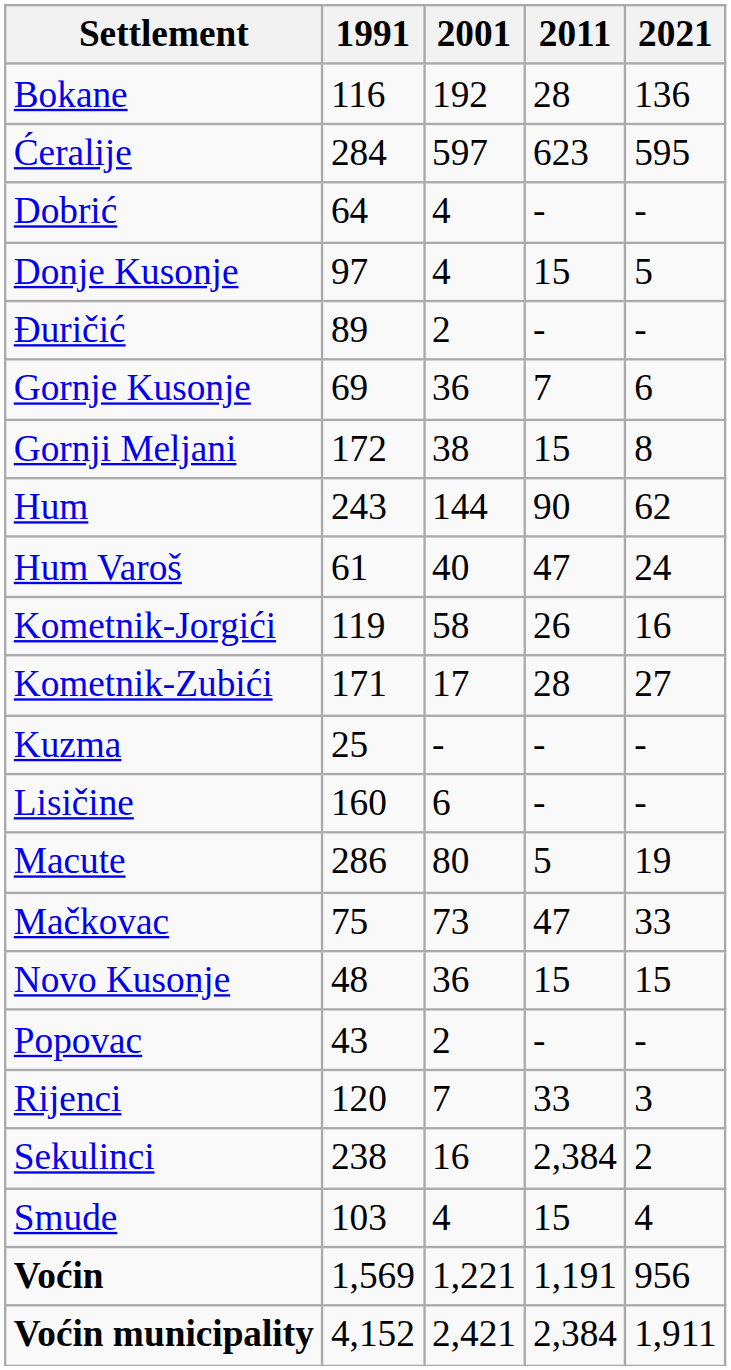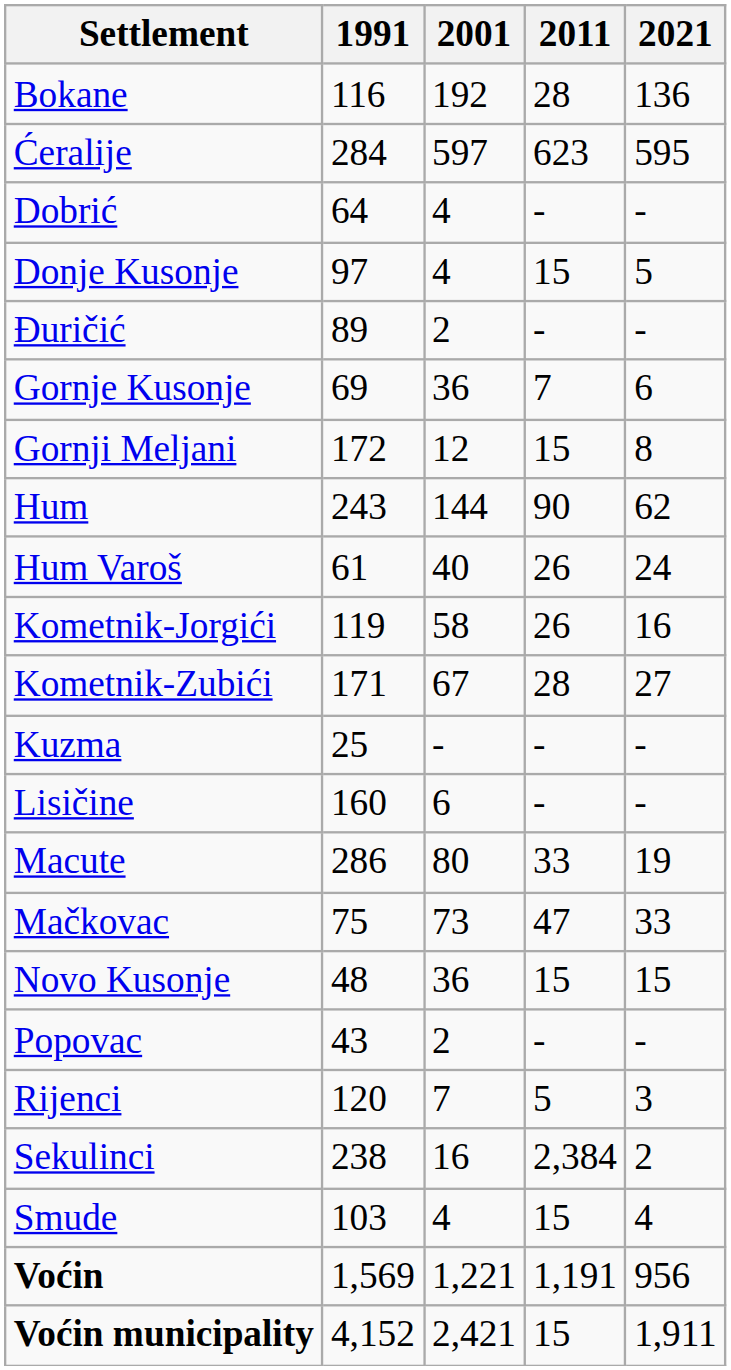(451, 447) 38 -> (451, 447) 12
(552, 566) 47 -> (552, 566) 26
(451, 684) 17 -> (451, 684) 67
(542, 861) 5 -> (552, 861) 33
(552, 1098) 33 -> (542, 1098) 5
(575, 1334) 2,384 -> (552, 1334) 15
